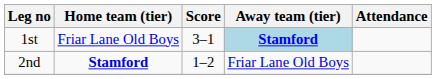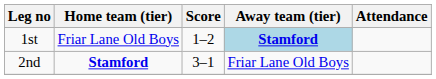(203, 39) 3–1 -> (203, 39) 1–2
(203, 62) 1–2 -> (203, 62) 3–1
